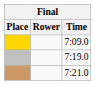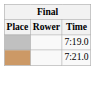- row: (77, 42)
